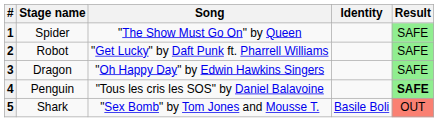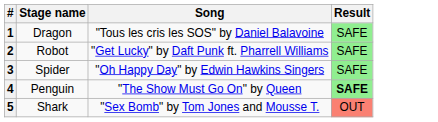- column: (362, 13)
(52, 32) Spider -> (52, 32) Dragon
(210, 32) "The Show Must Go On" by Queen -> (210, 32) "Tous les cris les SOS" by Daniel Balavoine
(52, 70) Dragon -> (52, 70) Spider
(210, 88) "Tous les cris les SOS" by Daniel Balavoine -> (210, 88) "The Show Must Go On" by Queen
